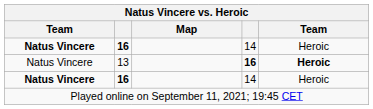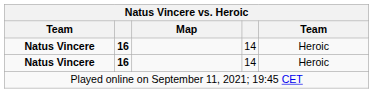- row: (123, 63)
